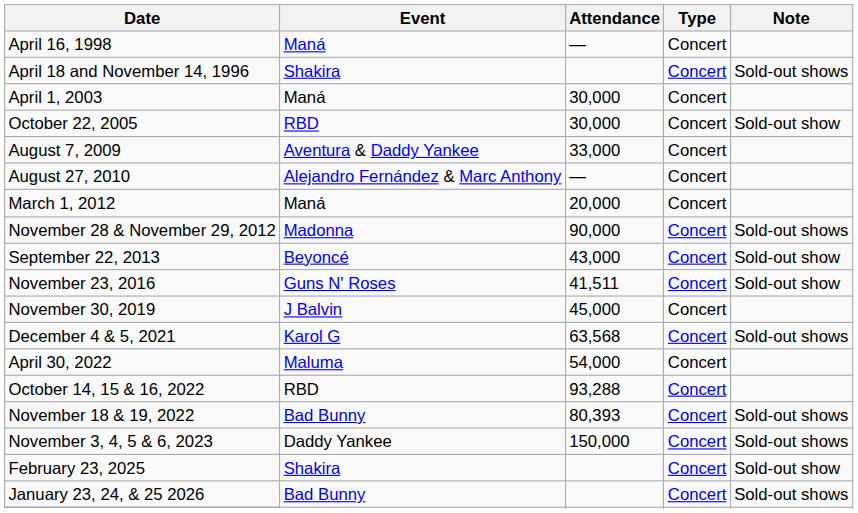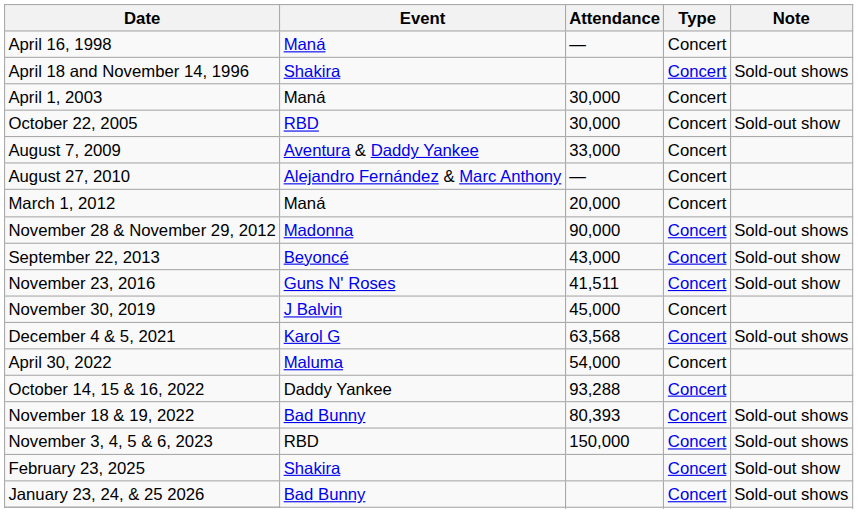(301, 389) RBD -> (338, 389) Daddy Yankee
(338, 441) Daddy Yankee -> (301, 441) RBD
